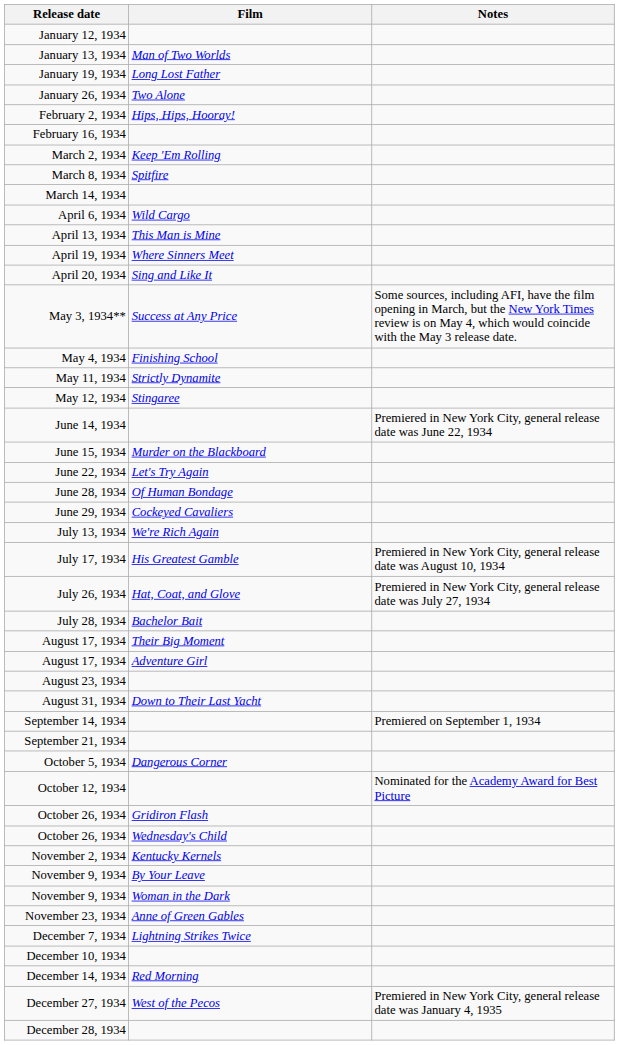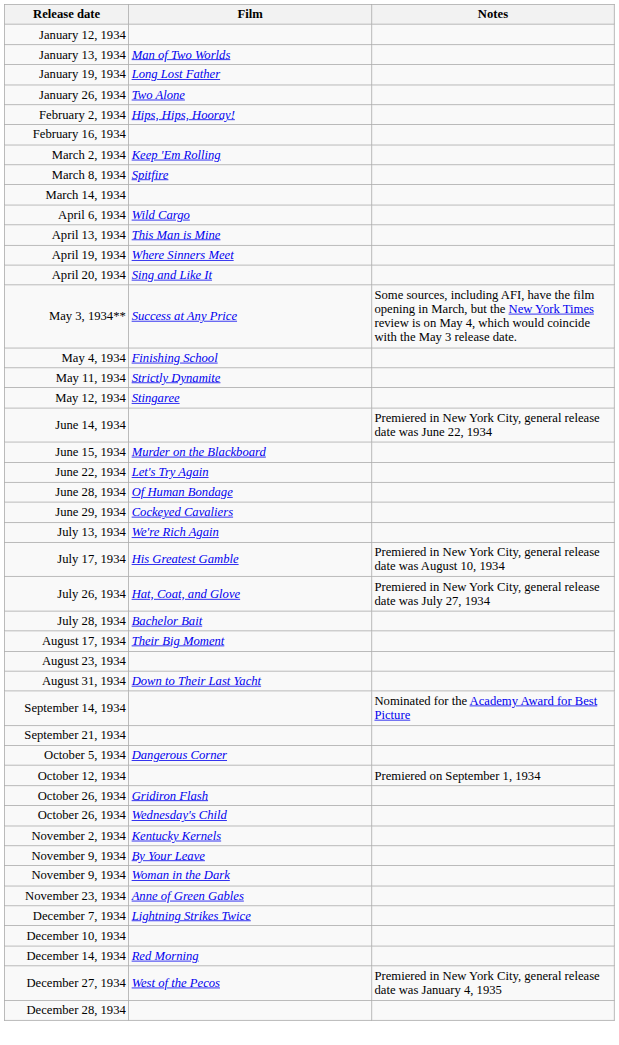- row: (84, 661)
(457, 721) Premiered on September 1, 1934 -> (486, 708) Nominated for the Academy Award for Best Picture
(486, 788) Nominated for the Academy Award for Best Picture -> (457, 775) Premiered on September 1, 1934
